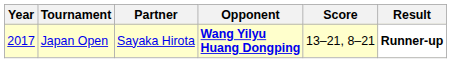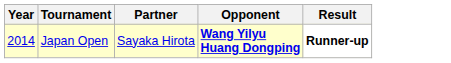- column: (341, 15)
(21, 41) 2017 -> (21, 41) 2014
